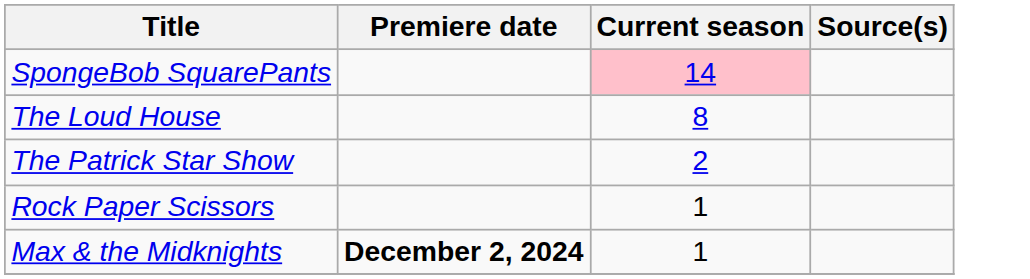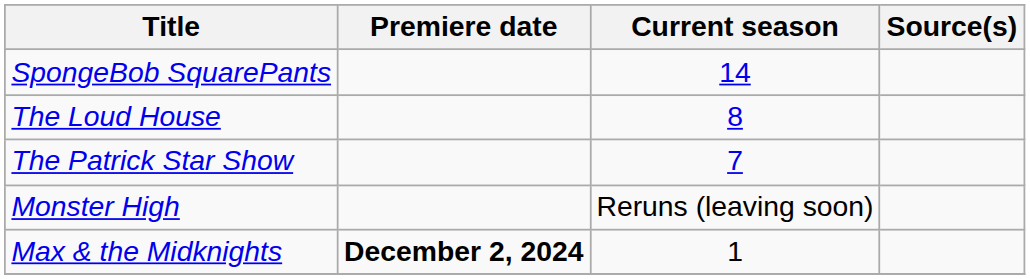(700, 71) pink background -> (735, 71) no background
(700, 161) 2 -> (735, 161) 7
+ row: (96, 206)
- row: (143, 206)
